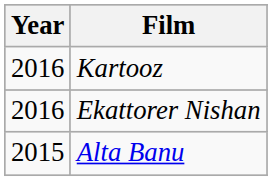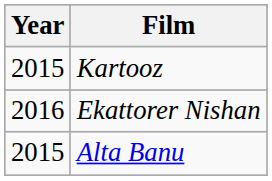(38, 68) 2016 -> (38, 68) 2015
